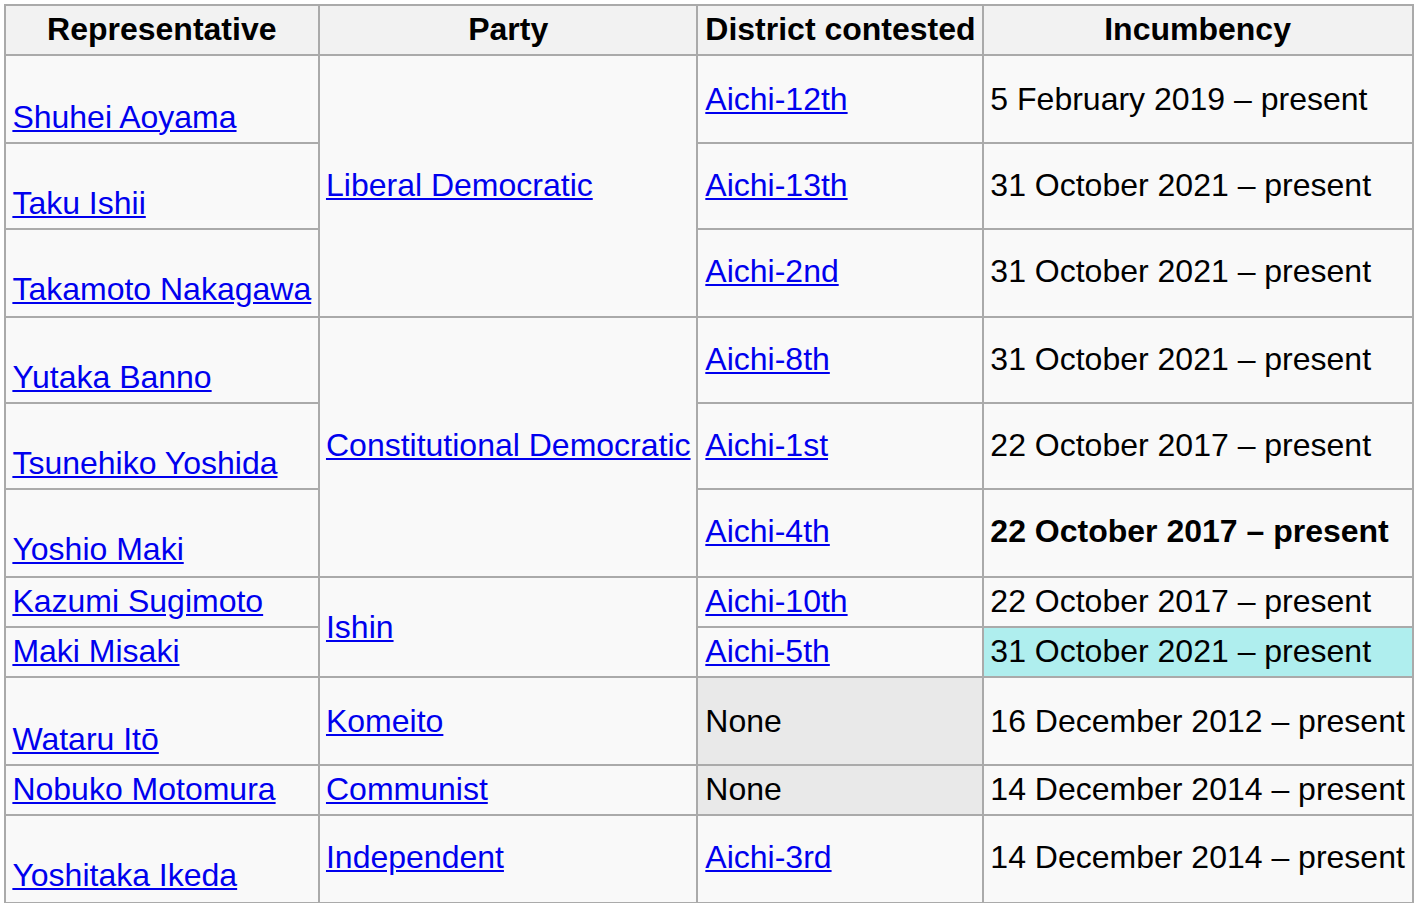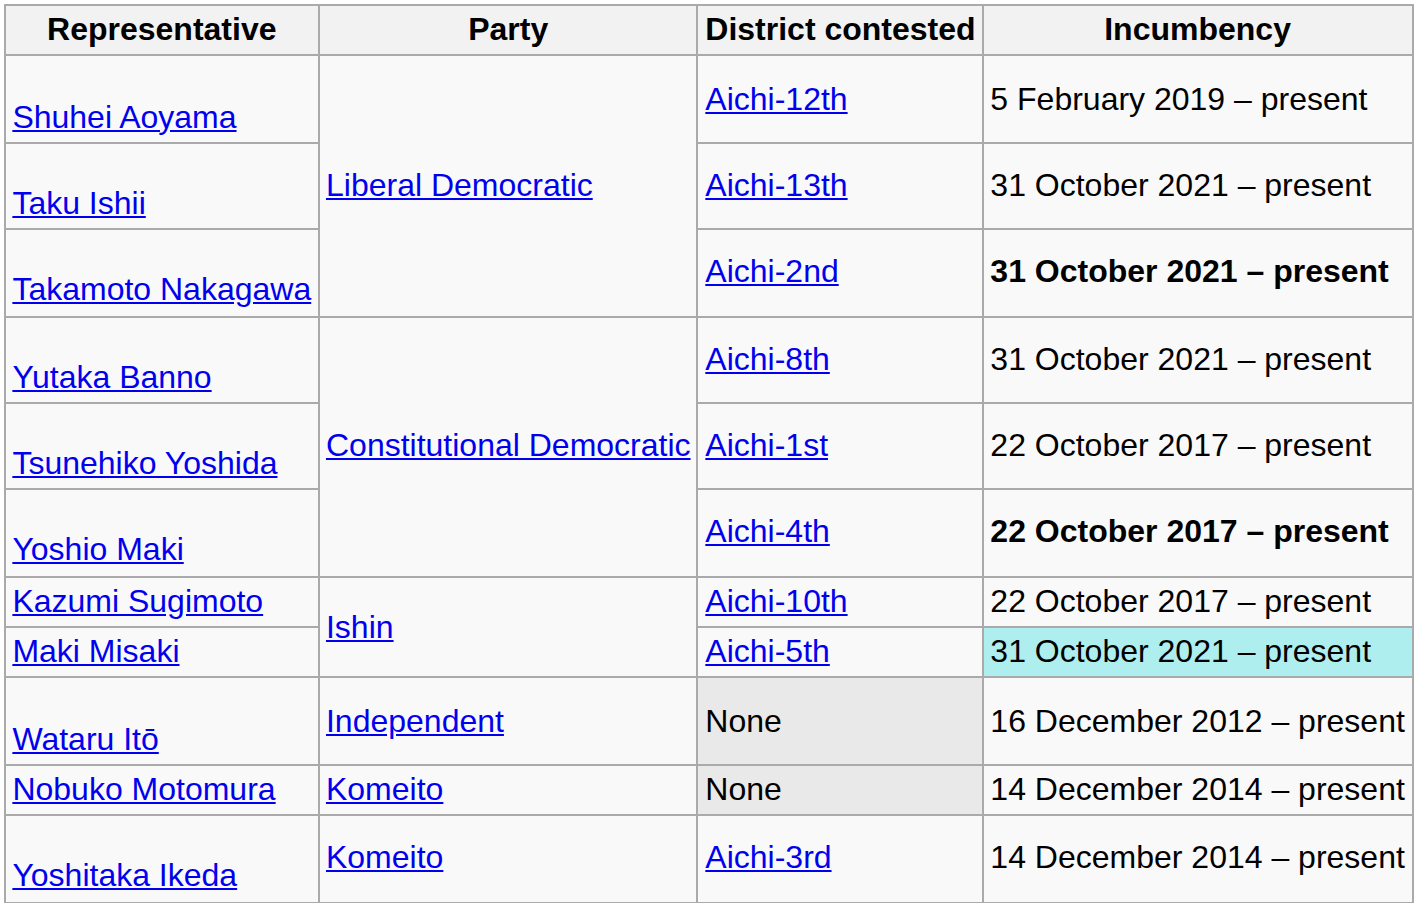(1181, 272) normal -> (1190, 272) bold
(385, 720) Komeito -> (415, 720) Independent
(407, 789) Communist -> (385, 789) Komeito
(415, 858) Independent -> (385, 858) Komeito
